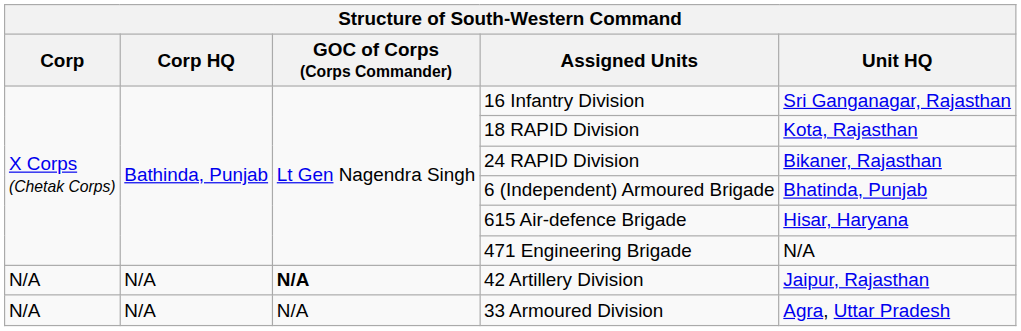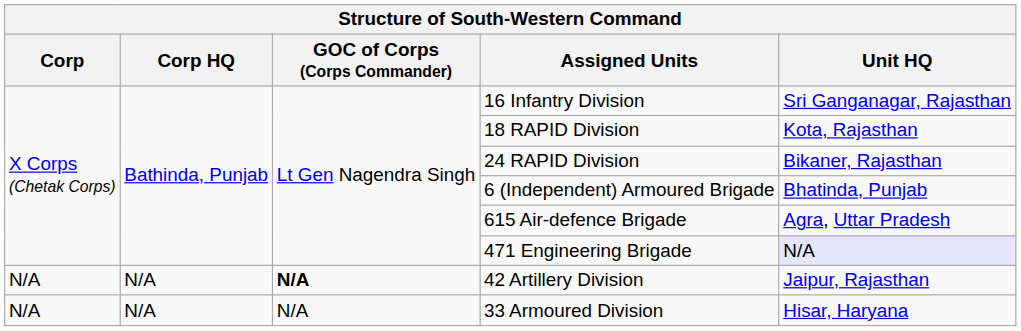(846, 220) Hisar, Haryana -> (867, 220) Agra, Uttar Pradesh
(799, 250) no background -> (799, 250) lavender background
(867, 310) Agra, Uttar Pradesh -> (846, 310) Hisar, Haryana
